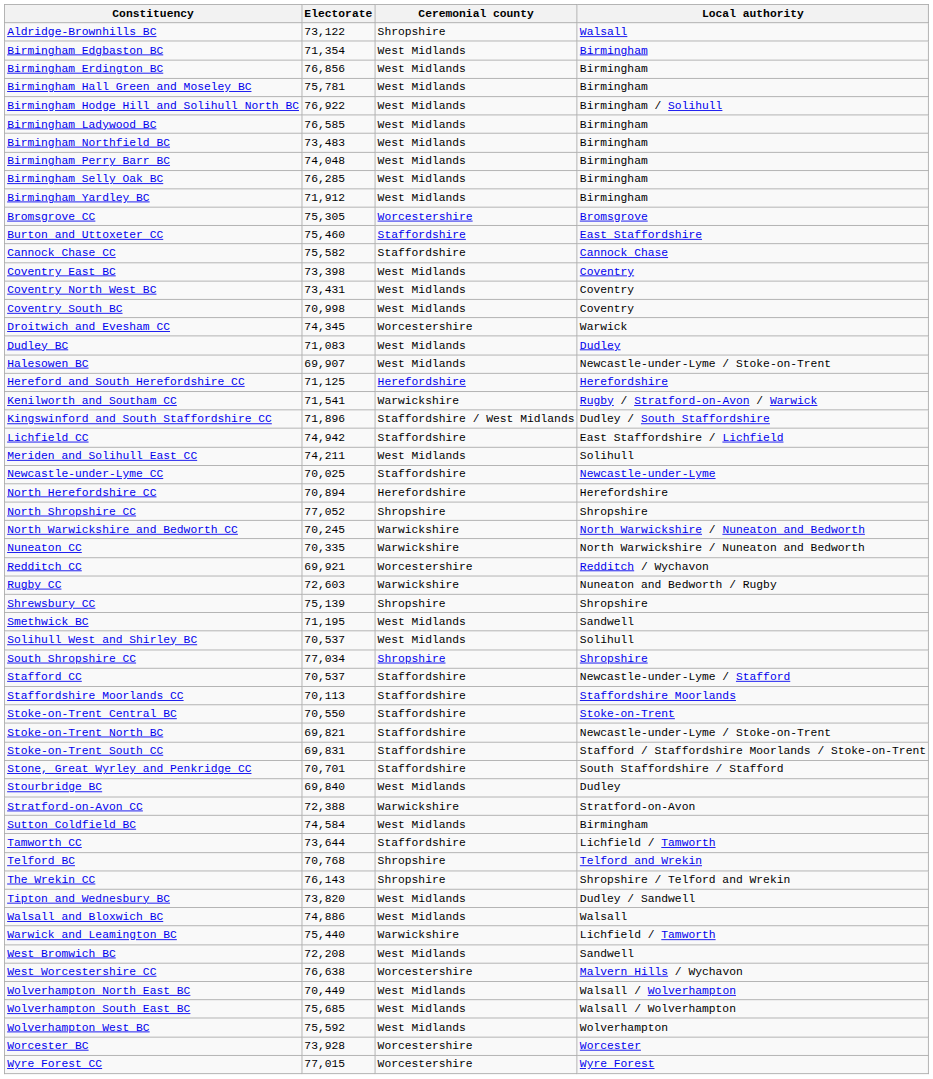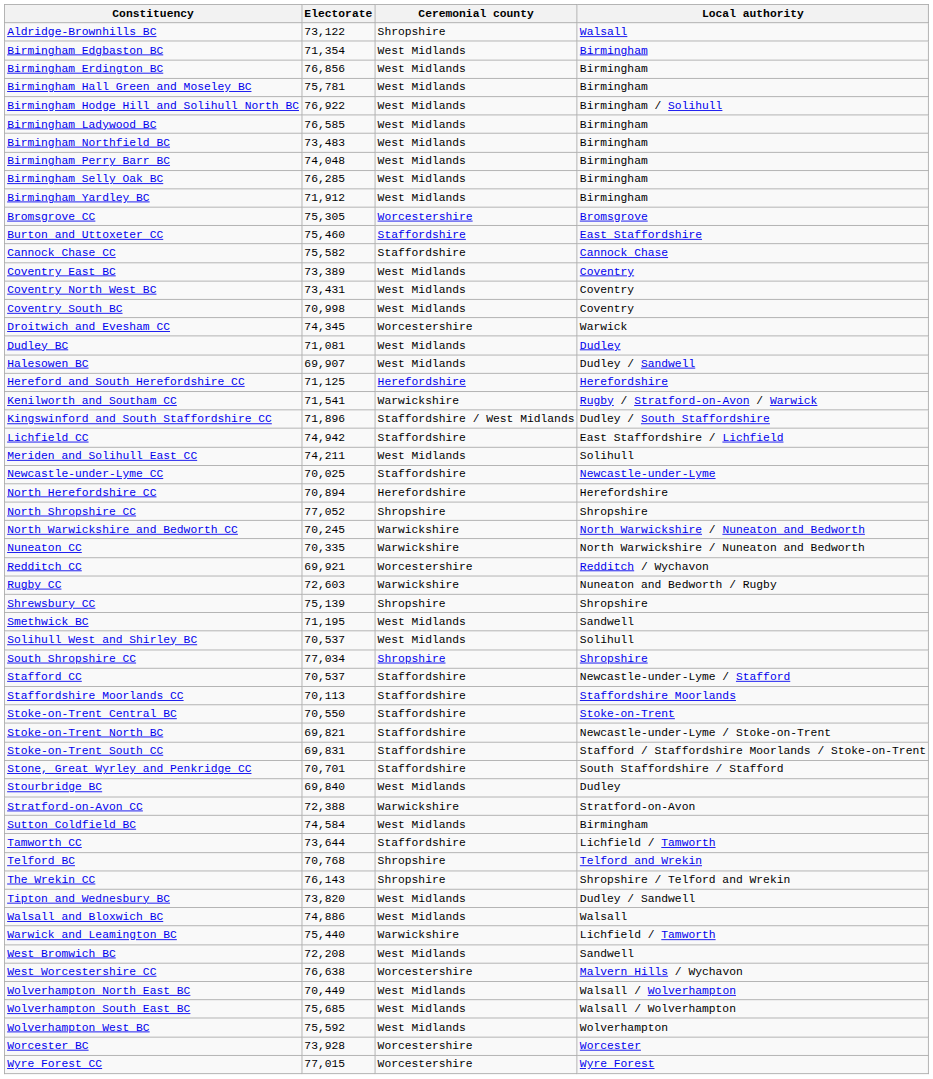(325, 272) 73,398 -> (325, 272) 73,389
(325, 345) 71,083 -> (325, 345) 71,081
(705, 364) Newcastle-under-Lyme / Stoke-on-Trent -> (638, 364) Dudley / Sandwell
